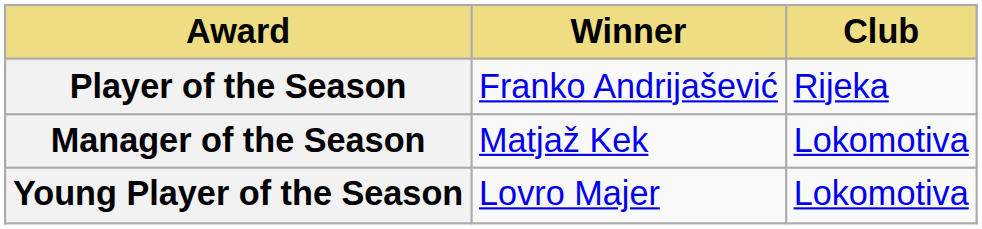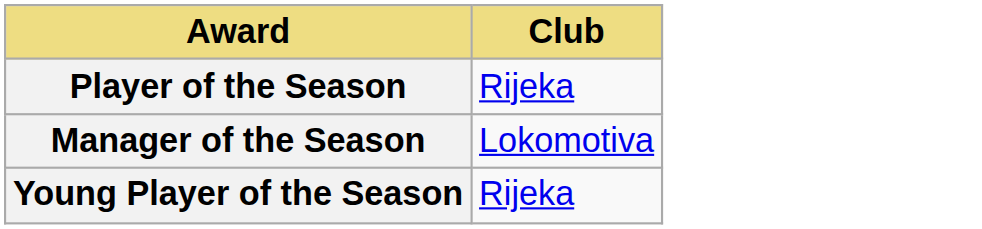- column: (628, 31)
(881, 194) Lokomotiva -> (527, 194) Rijeka
